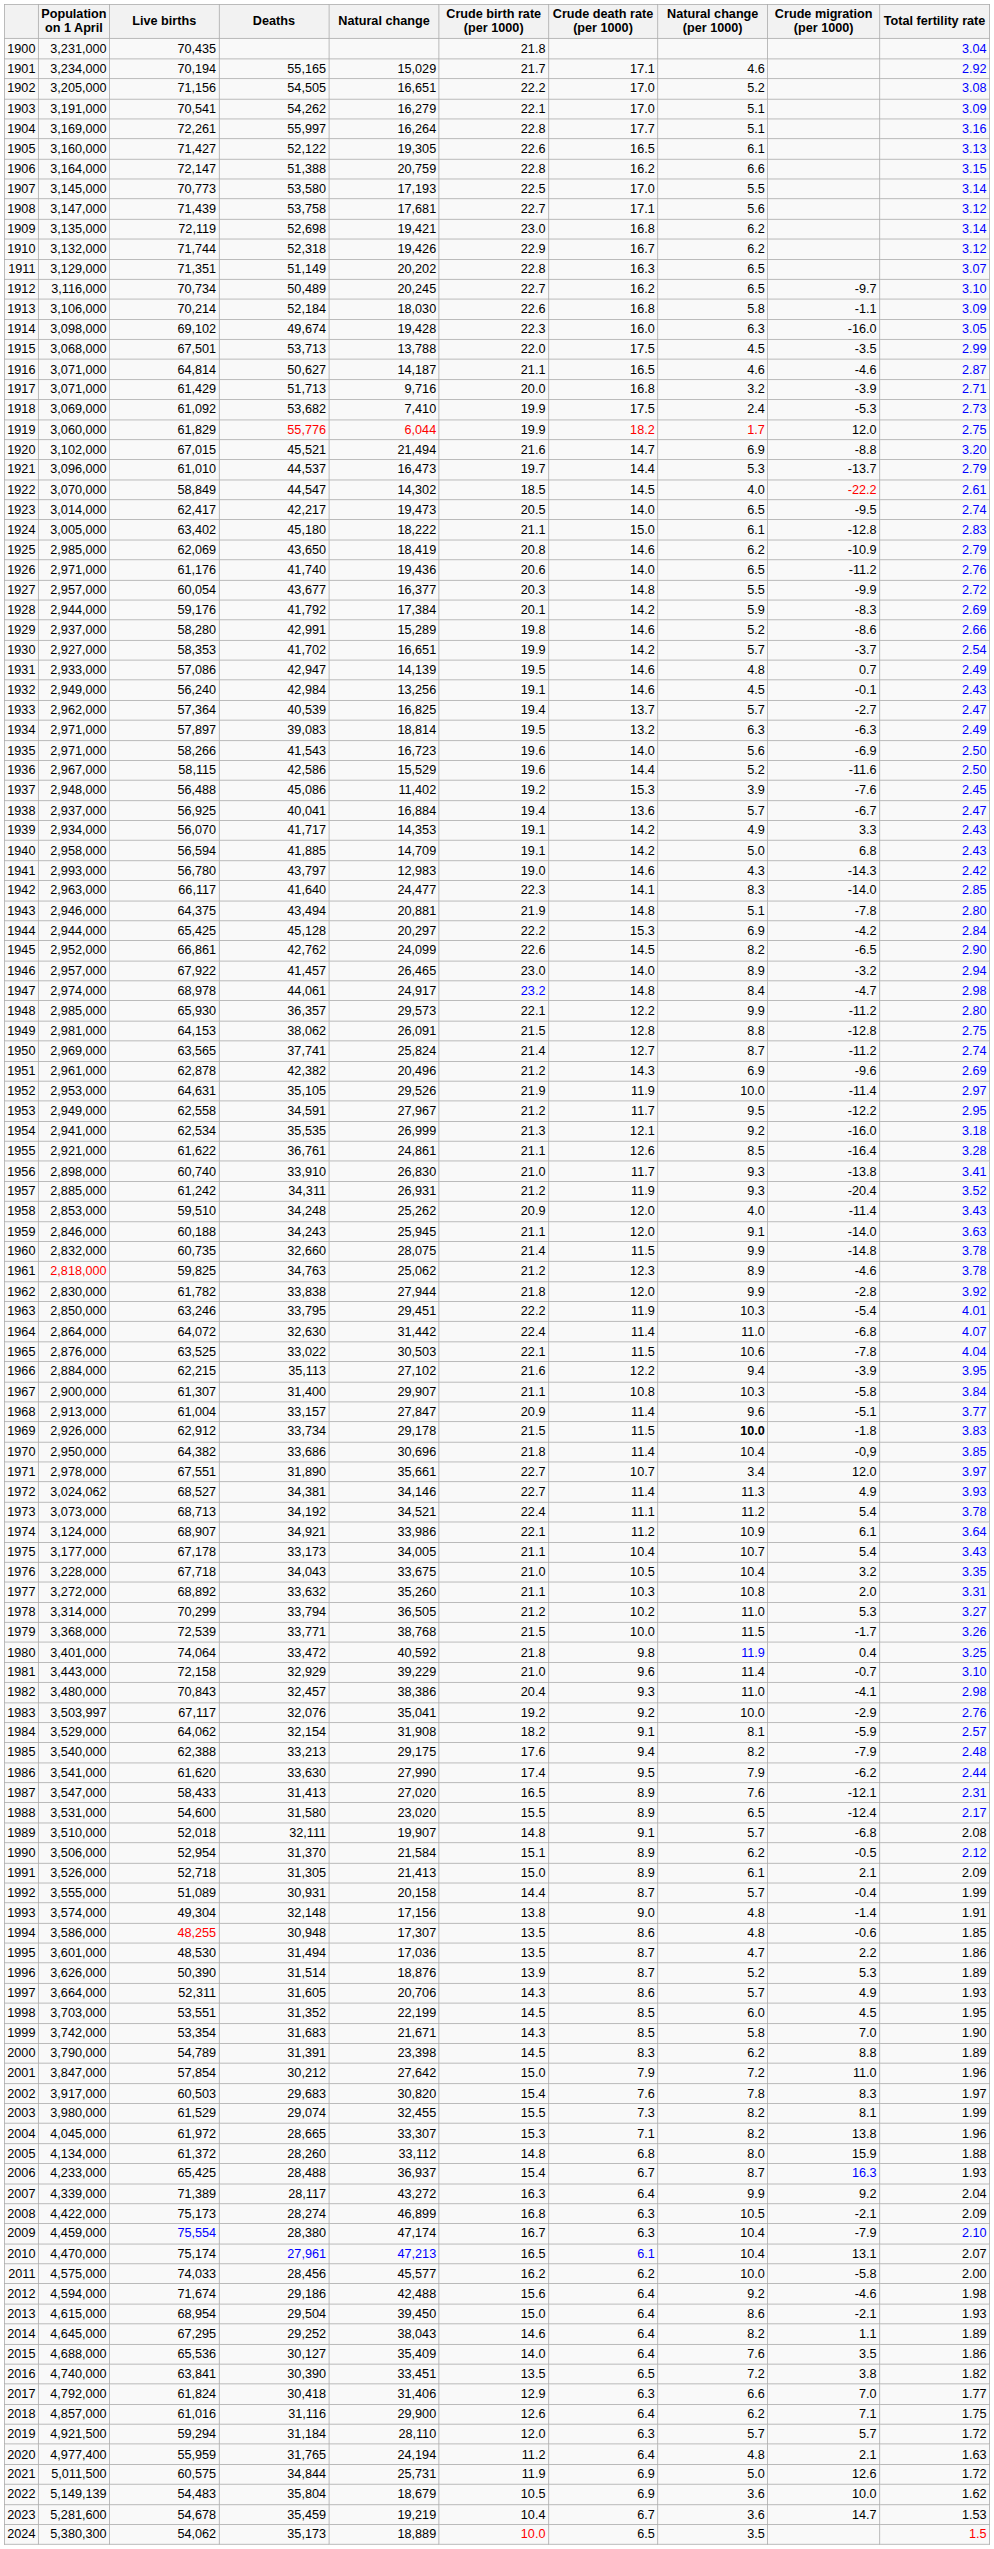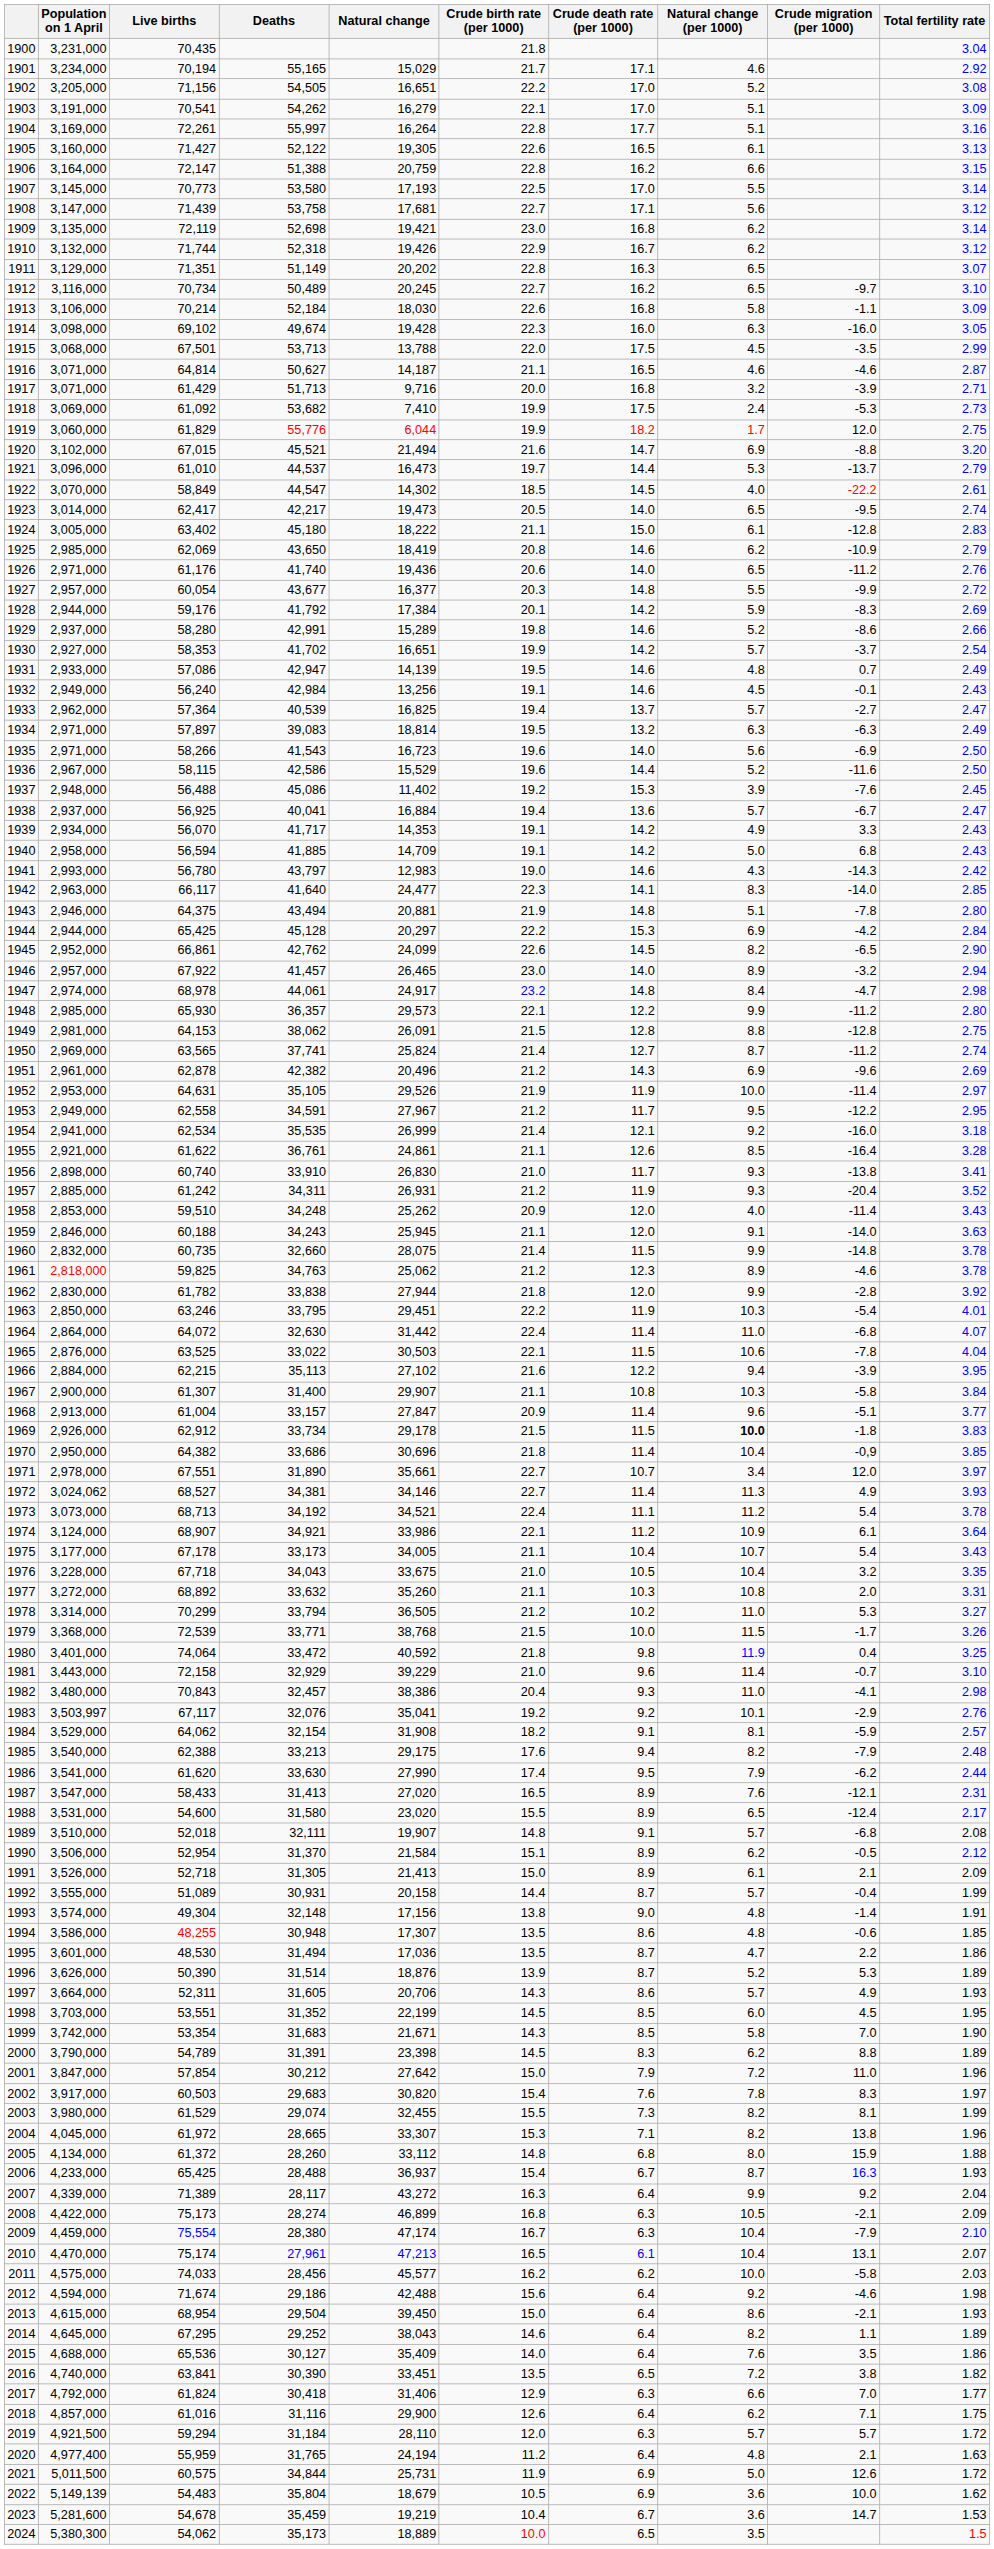(533, 1131) 21.3 -> (533, 1131) 21.4
(753, 1712) 10.0 -> (753, 1712) 10.1
(974, 2273) 2.00 -> (974, 2273) 2.03
